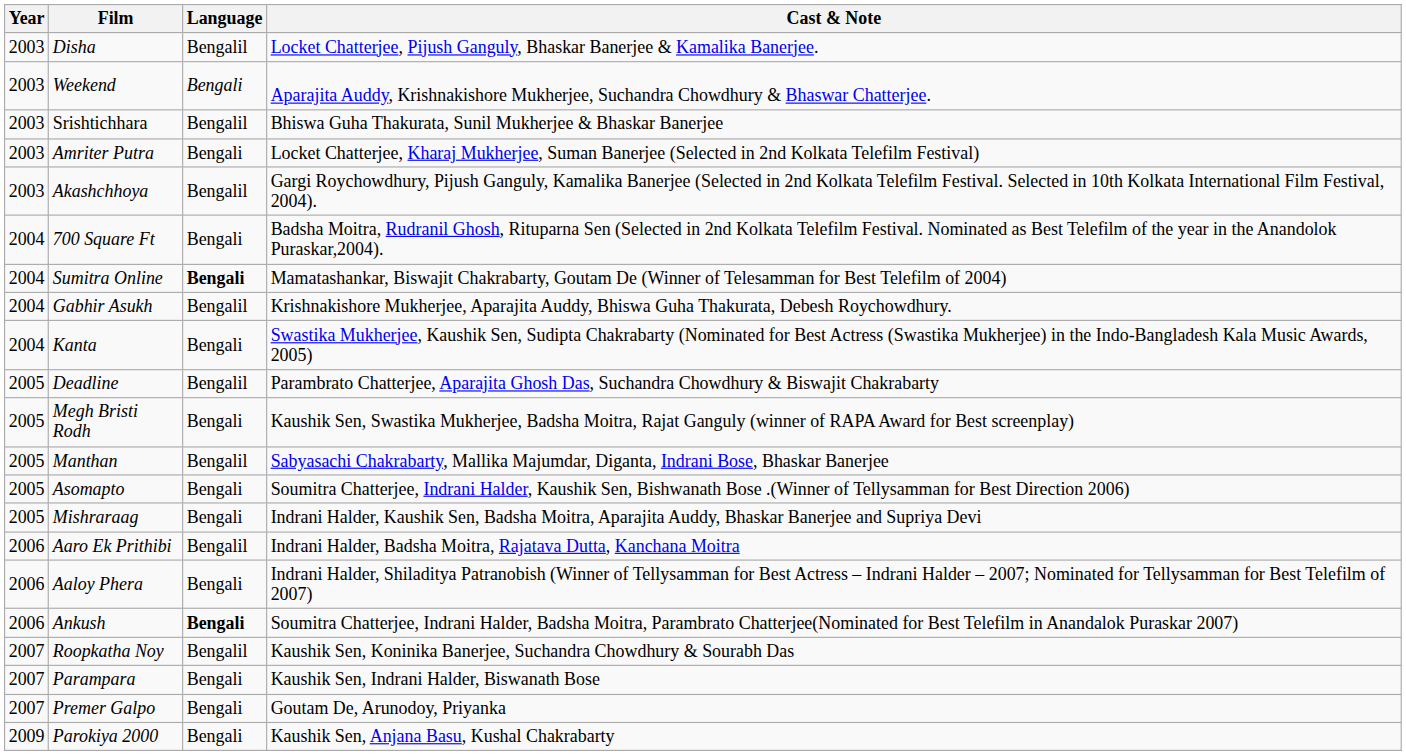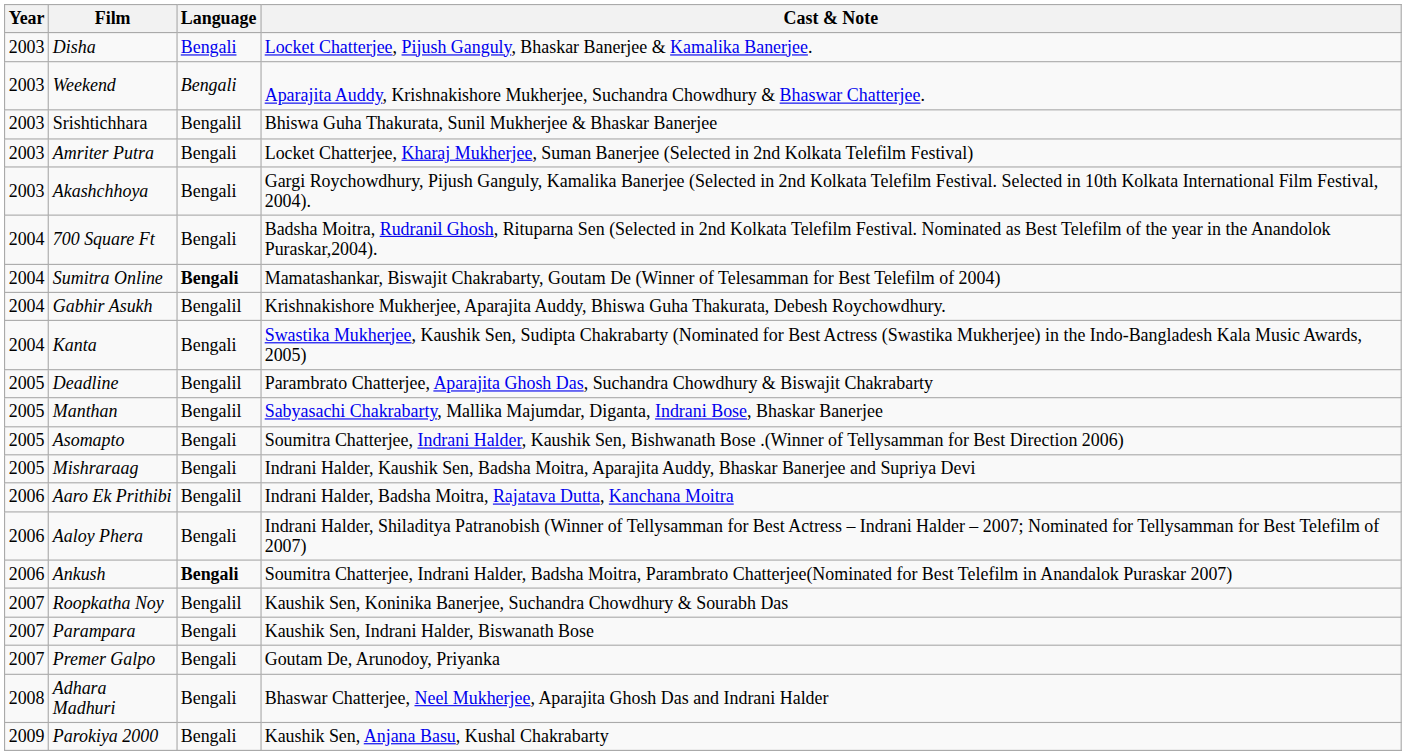(217, 47) Bengalil -> (209, 47) Bengali
(217, 191) Bengalil -> (209, 191) Bengali
- row: (95, 422)
+ row: (84, 697)
